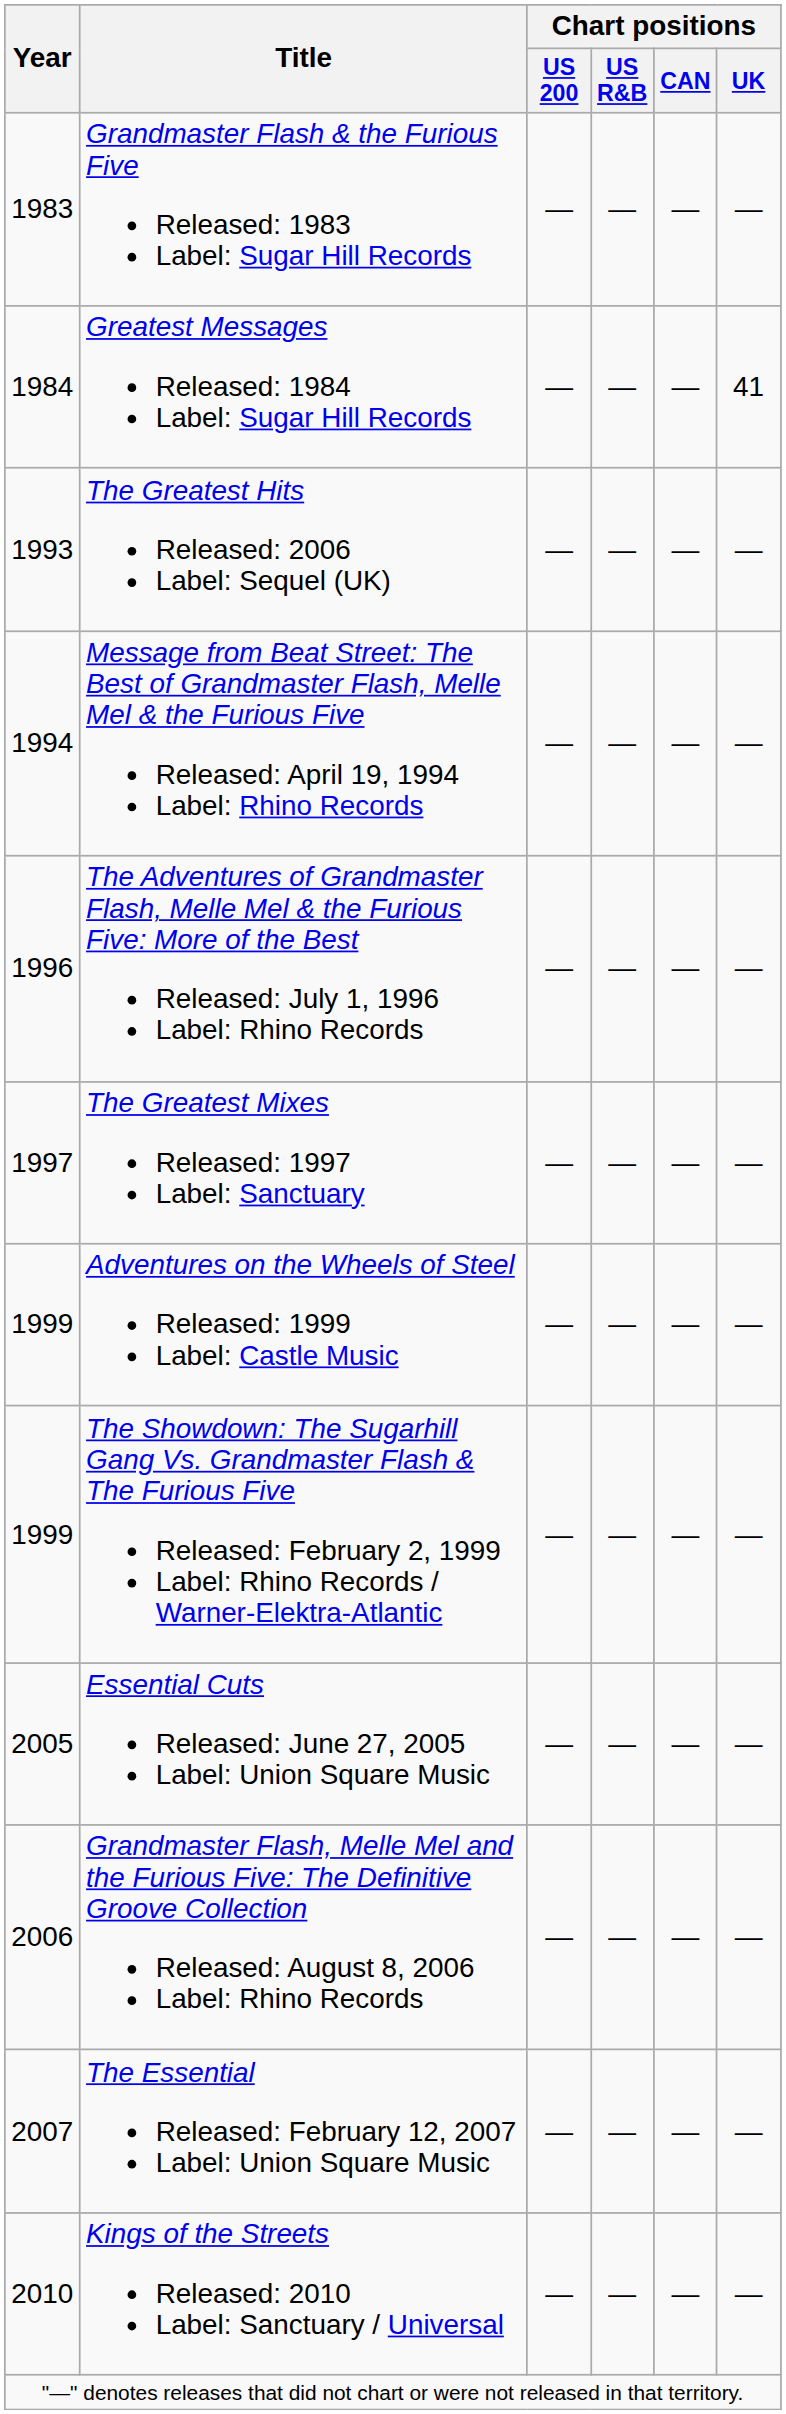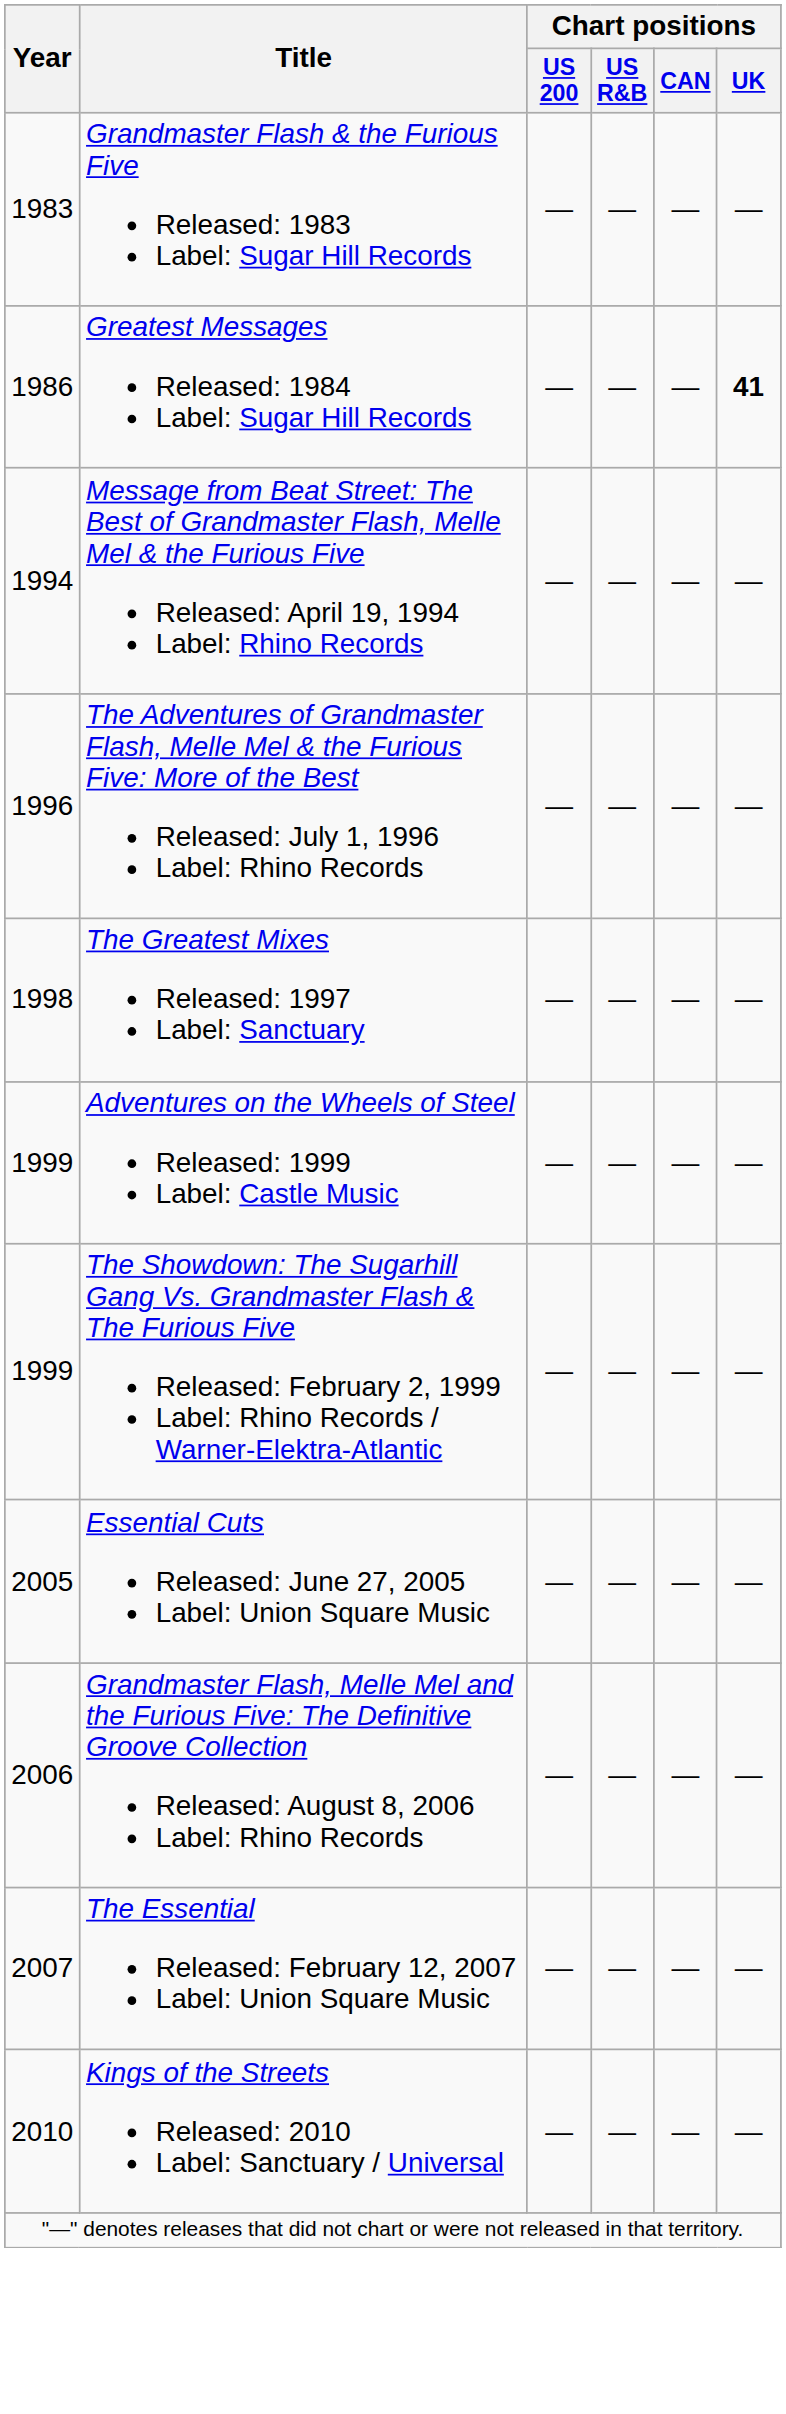(42, 386) 1984 -> (42, 386) 1986
(749, 386) normal -> (749, 386) bold
- row: (304, 536)
(42, 1162) 1997 -> (42, 999) 1998
